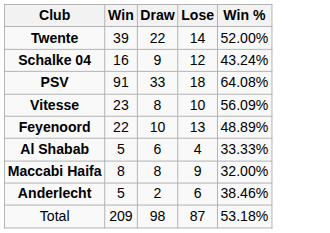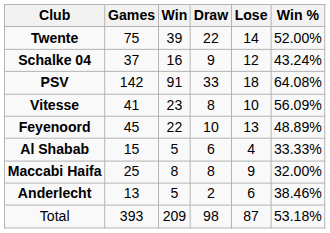+ column: (132, 15)
